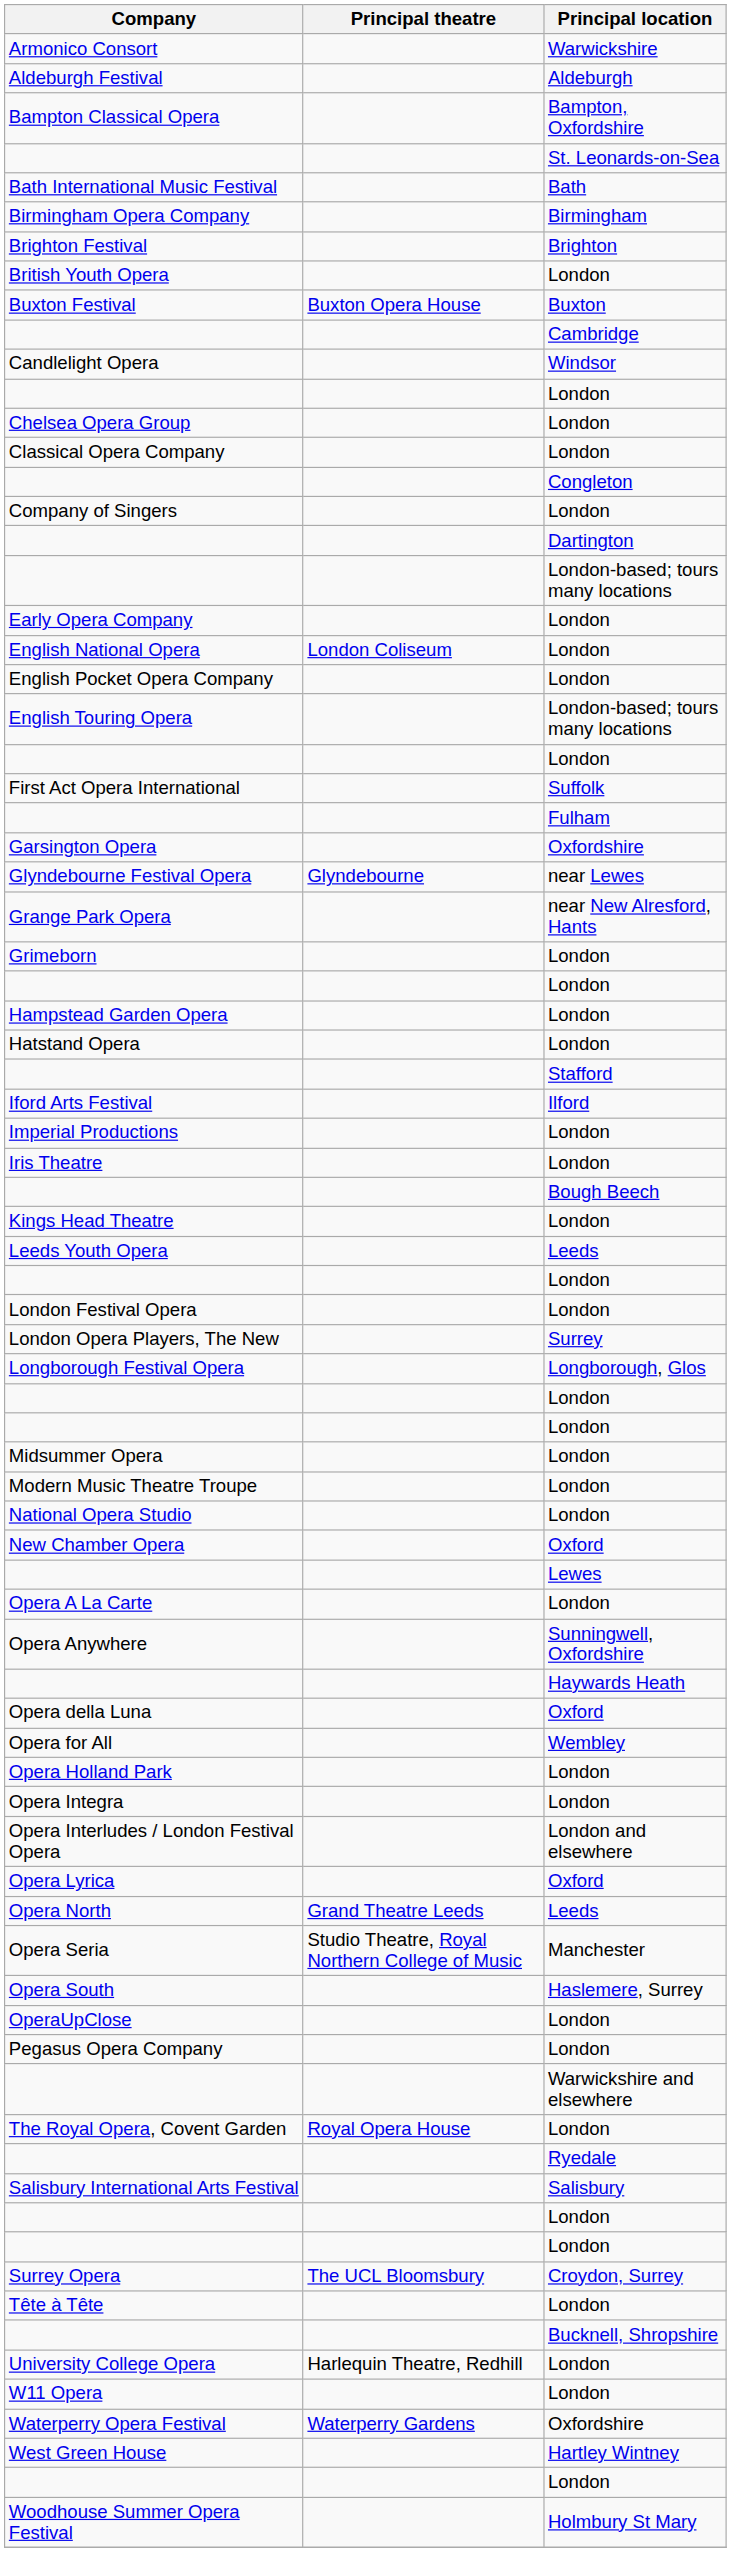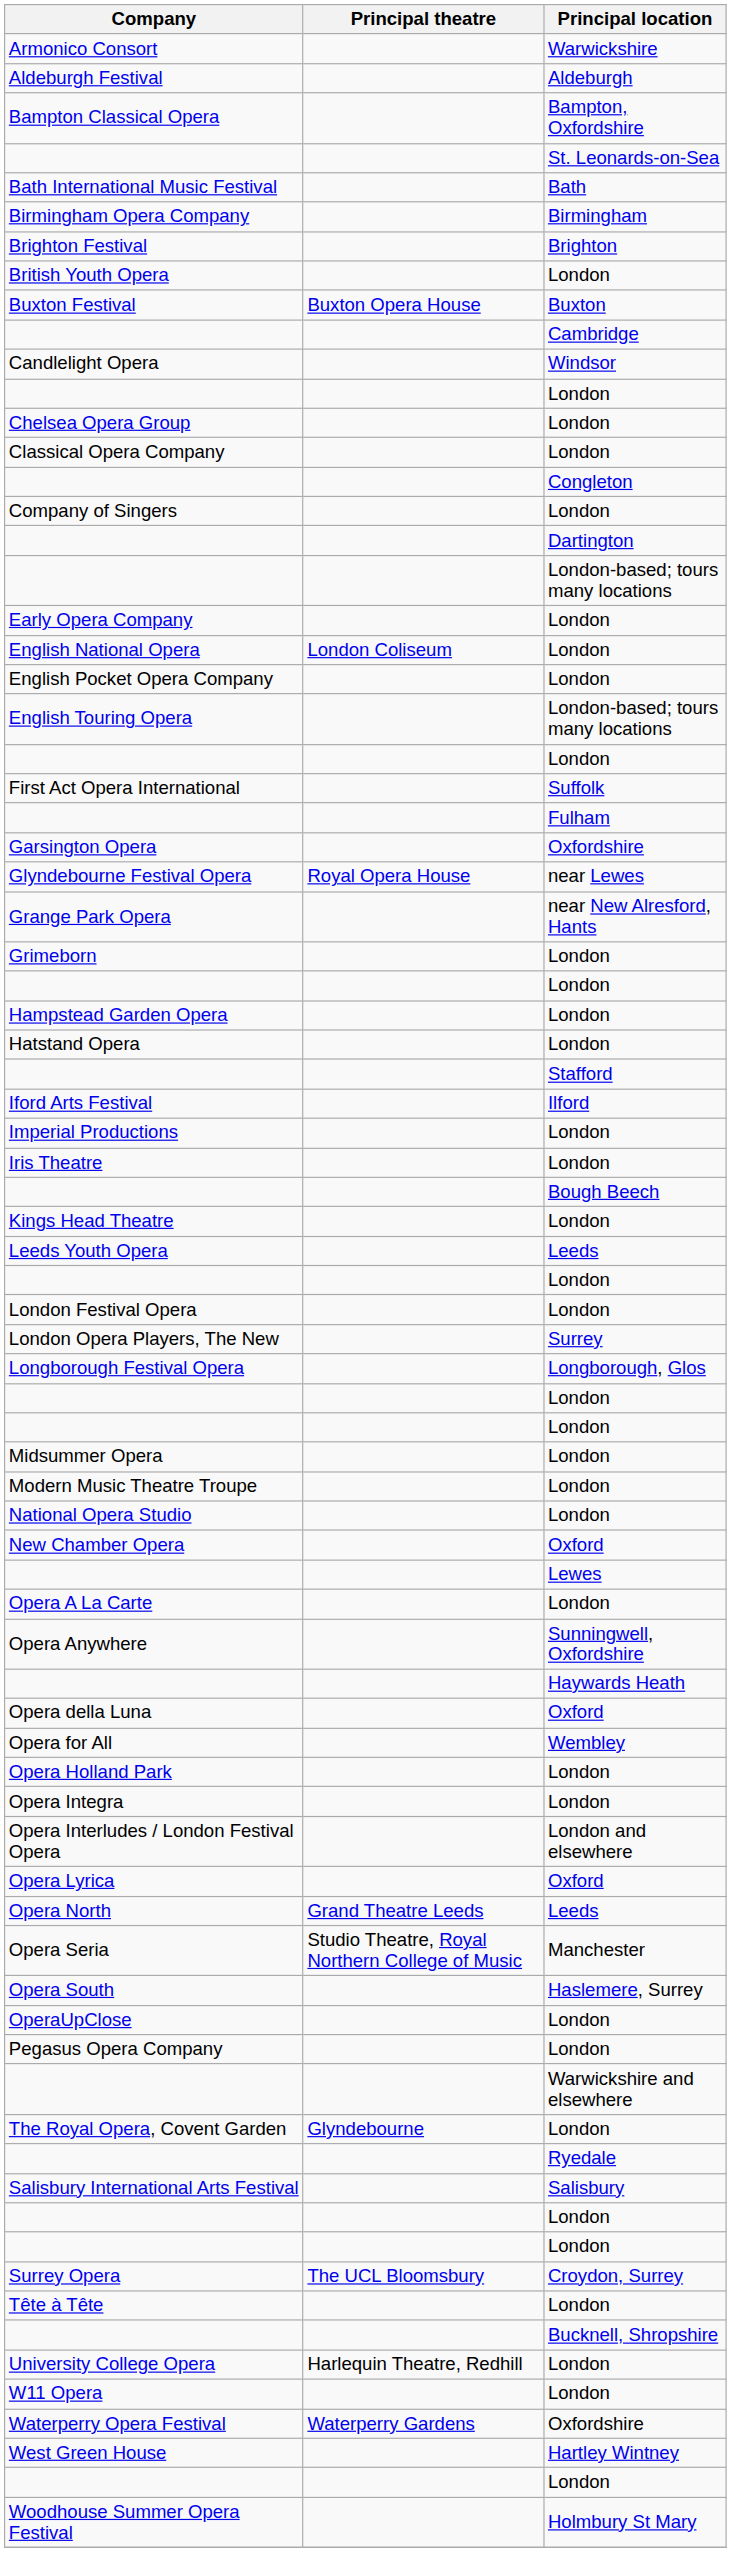(366, 876) Glyndebourne -> (389, 876) Royal Opera House
(389, 2128) Royal Opera House -> (366, 2128) Glyndebourne
